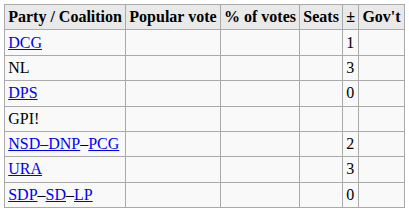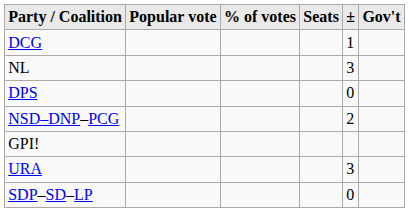rows swapped: (64, 144) <-> (24, 118)
